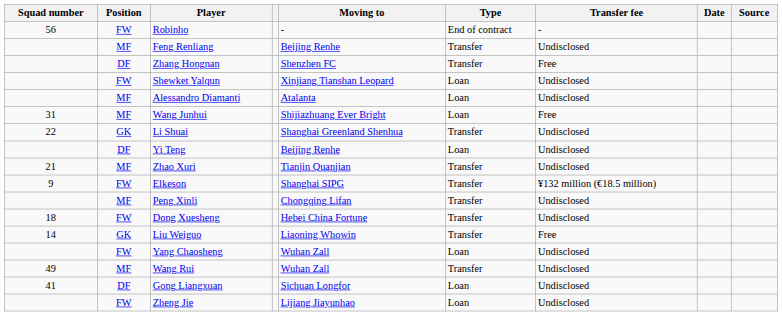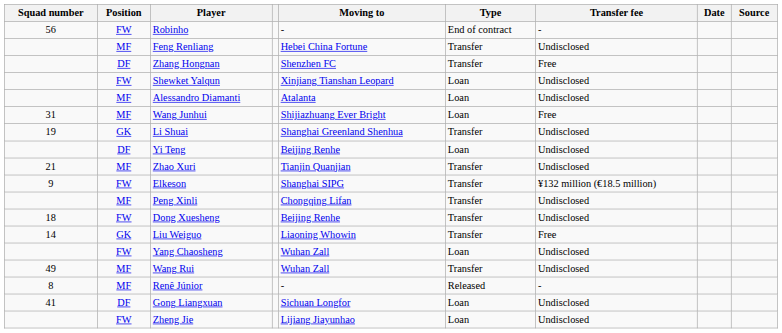(310, 47) Beijing Renhe -> (324, 47) Hebei China Fortune
(51, 132) 22 -> (51, 132) 19
(324, 217) Hebei China Fortune -> (310, 217) Beijing Renhe
+ row: (178, 285)
